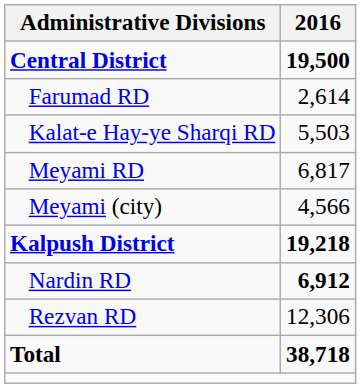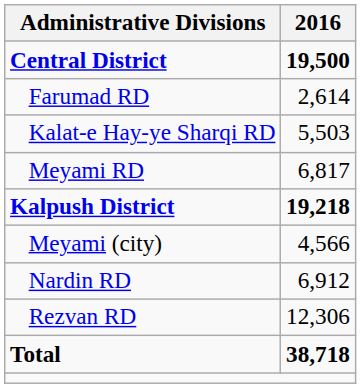rows swapped: (95, 206) <-> (92, 243)
(324, 280) bold -> (324, 280) normal
